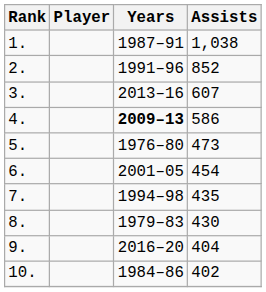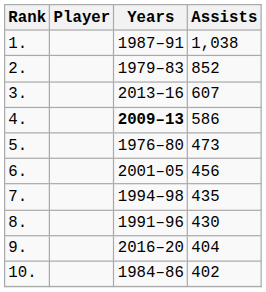(151, 69) 1991–96 -> (151, 69) 1979–83
(205, 171) 454 -> (205, 171) 456
(151, 223) 1979–83 -> (151, 223) 1991–96
